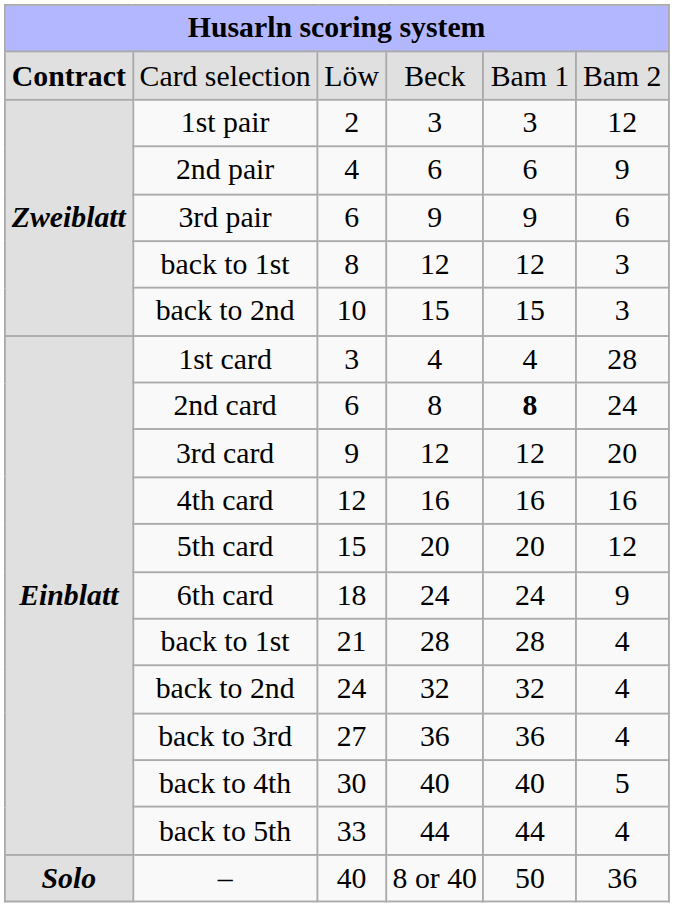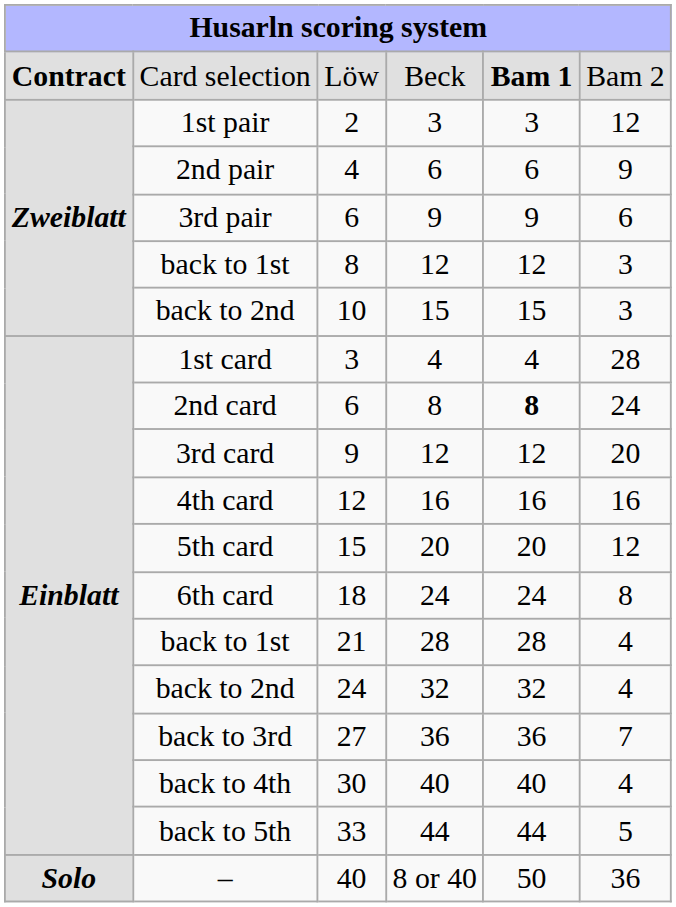(530, 75) normal -> (532, 75) bold
(622, 594) 9 -> (625, 594) 8
(622, 736) 4 -> (625, 736) 7
(622, 783) 5 -> (625, 783) 4
(622, 830) 4 -> (625, 830) 5
